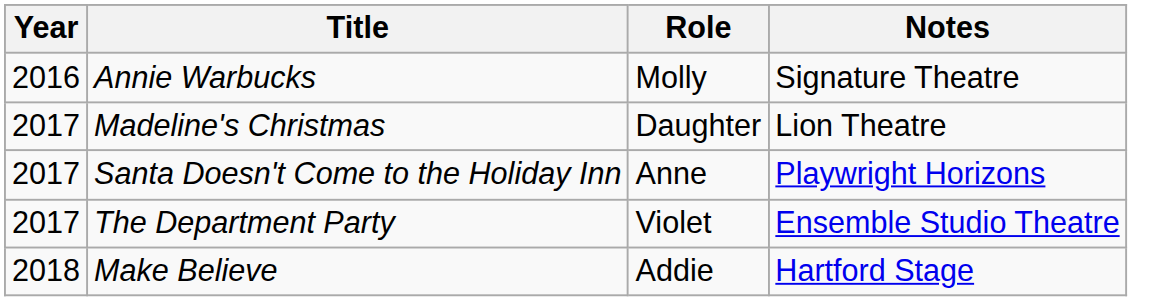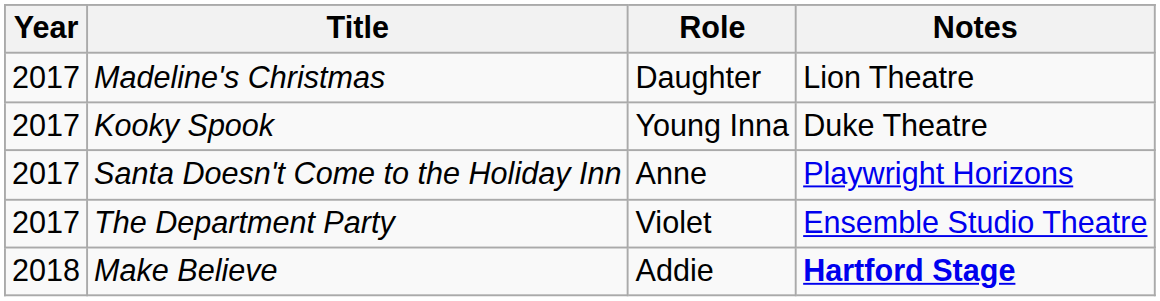- row: (205, 77)
+ row: (184, 125)
(875, 271) normal -> (909, 271) bold
